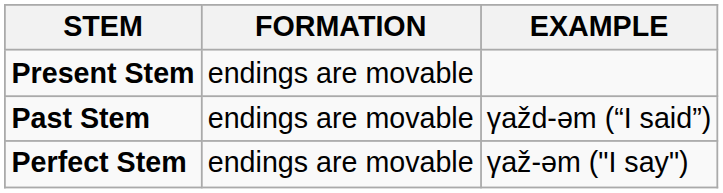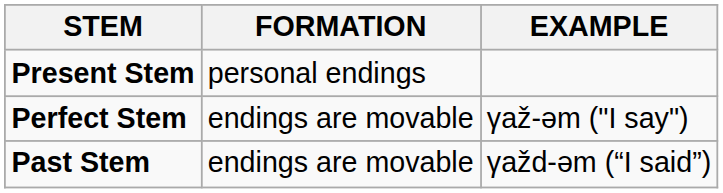(341, 72) endings are movable -> (317, 72) personal endings
rows swapped: (81, 118) <-> (99, 163)
